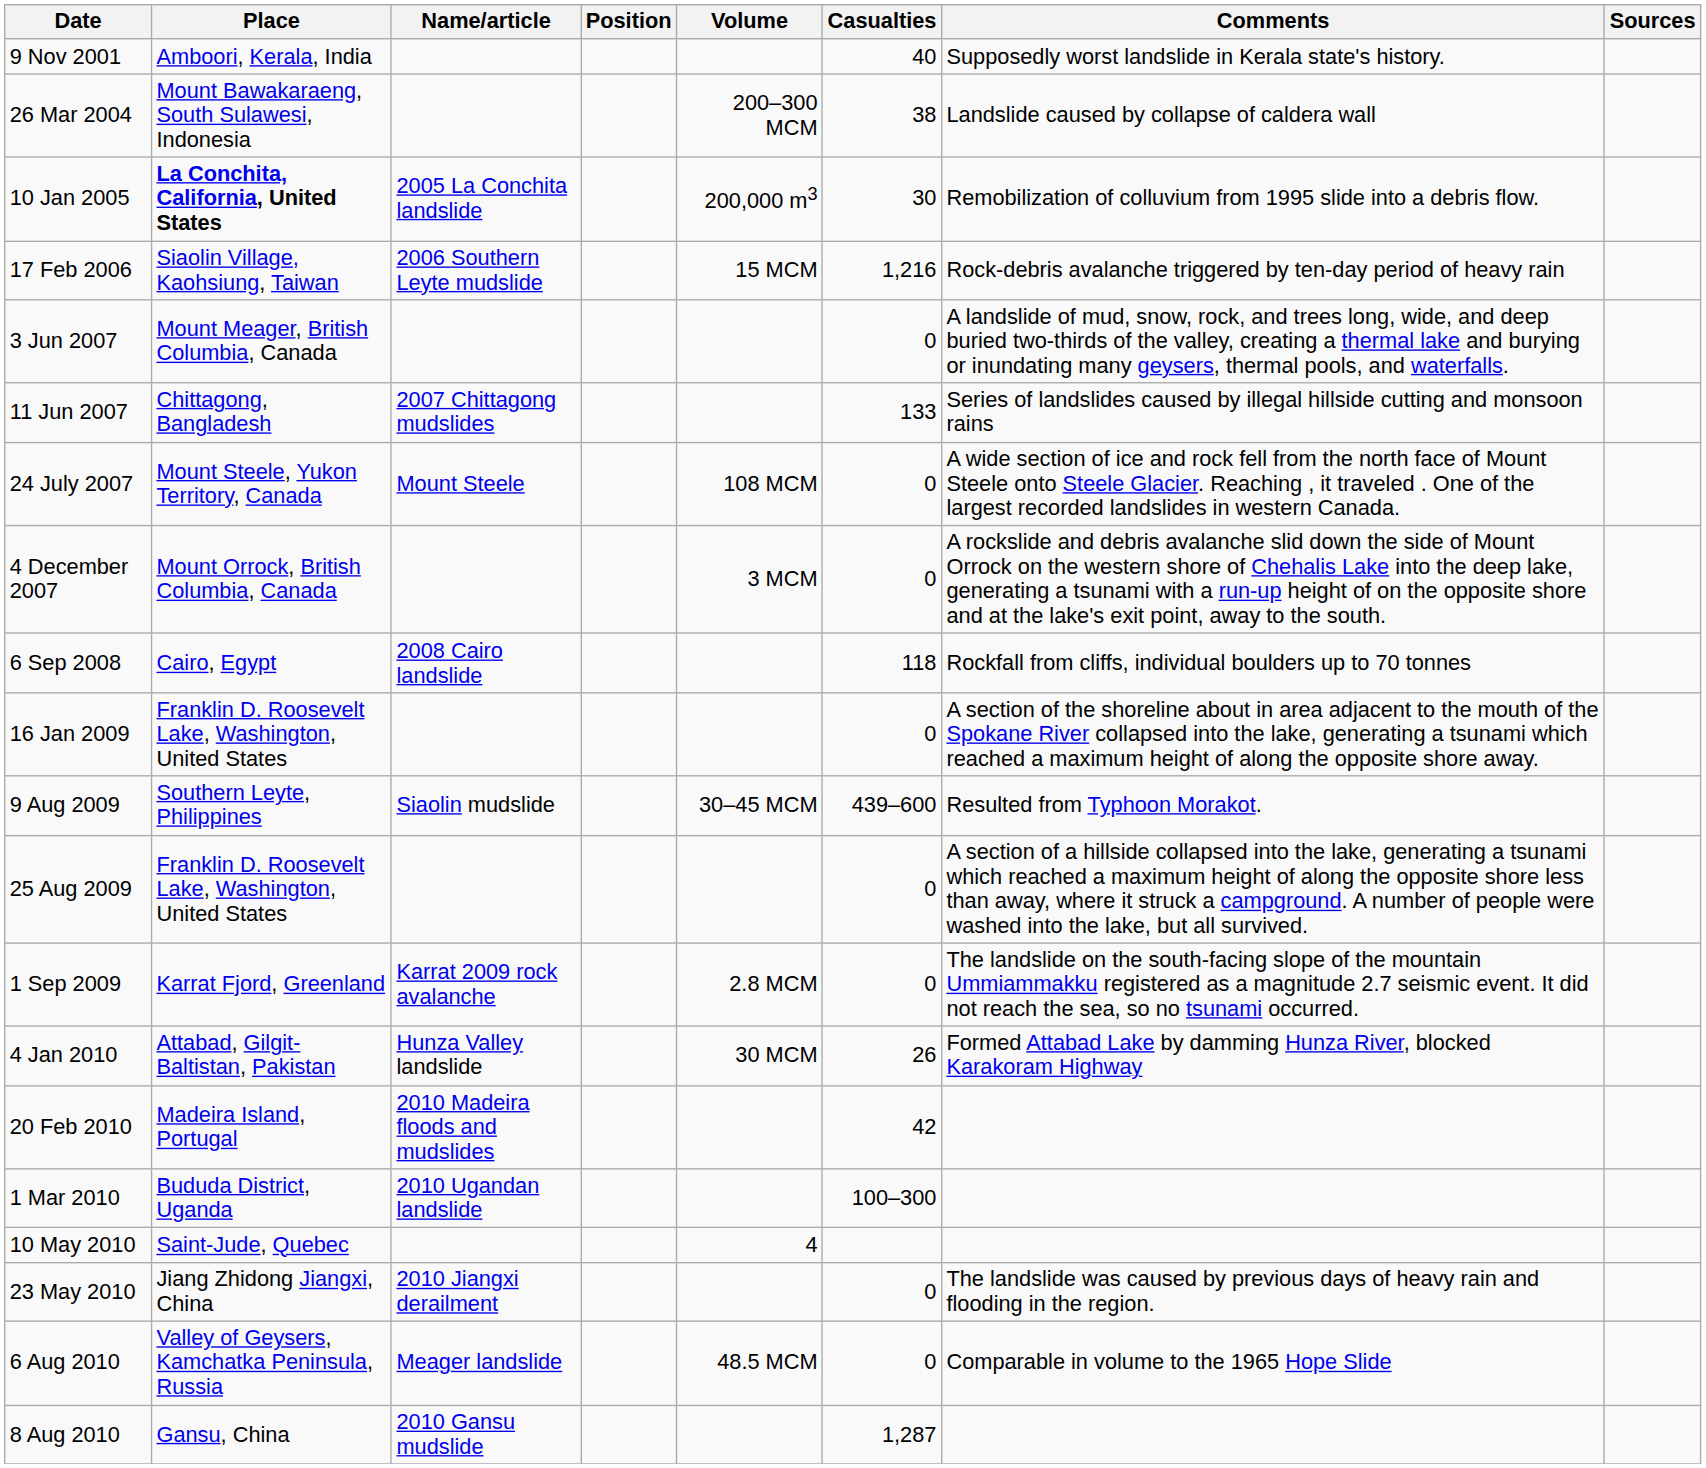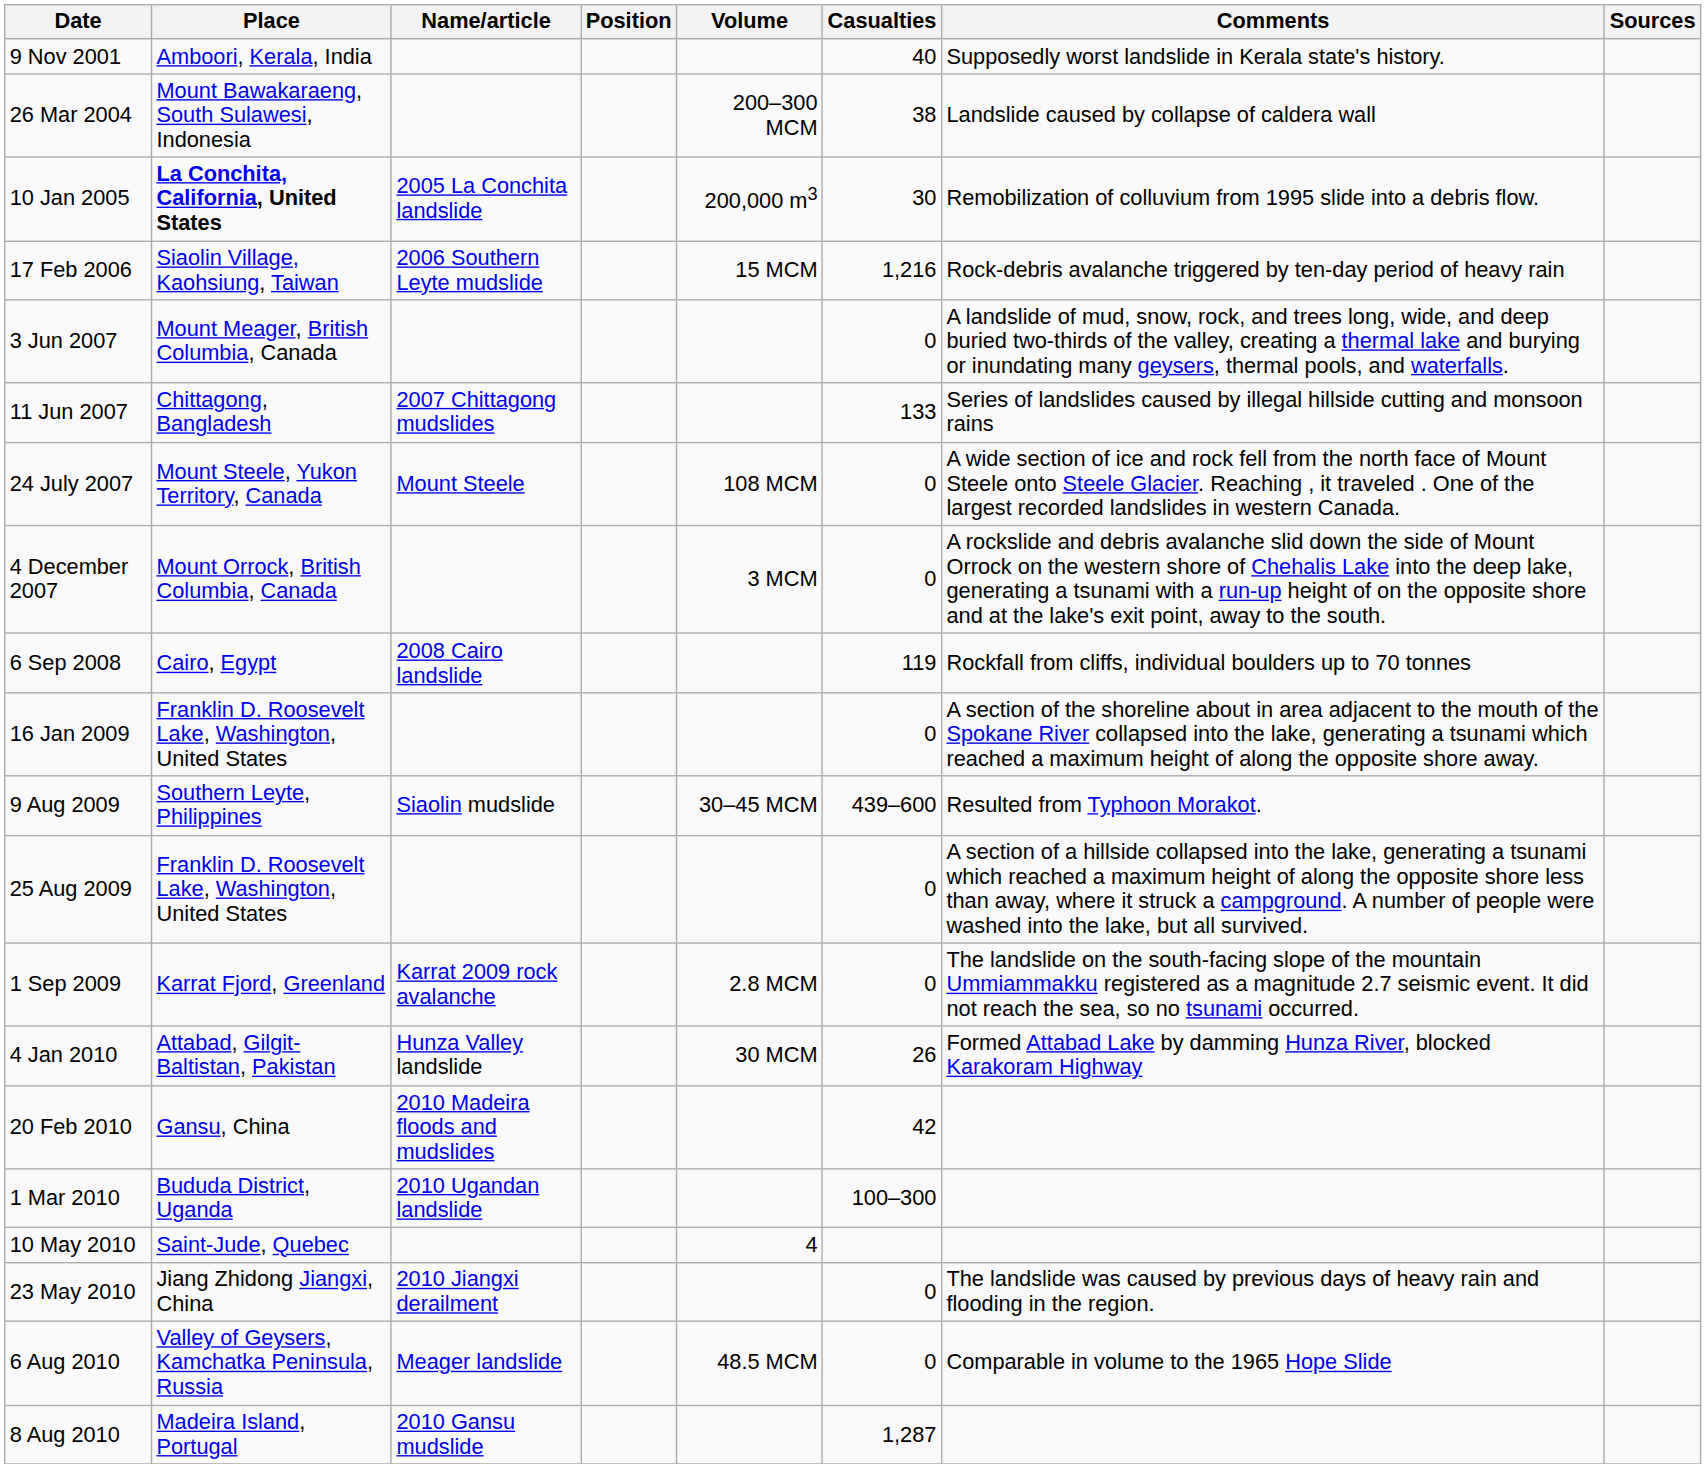(919, 662) 118 -> (919, 662) 119
(231, 1126) Madeira Island, Portugal -> (223, 1126) Gansu, China
(223, 1434) Gansu, China -> (231, 1434) Madeira Island, Portugal
